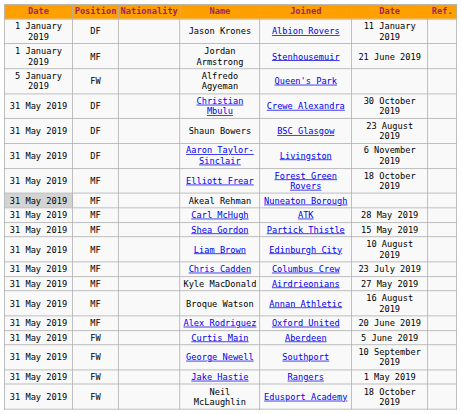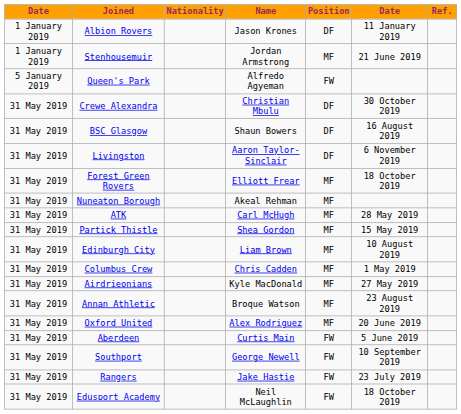columns swapped: (96, 11) <-> (306, 11)
(390, 131) 23 August 2019 -> (390, 131) 16 August 2019
(38, 200) lightgrey background -> (38, 200) no background
(390, 269) 23 July 2019 -> (390, 269) 1 May 2019
(390, 303) 16 August 2019 -> (390, 303) 23 August 2019
(390, 377) 1 May 2019 -> (390, 377) 23 July 2019
